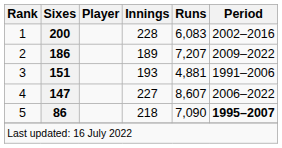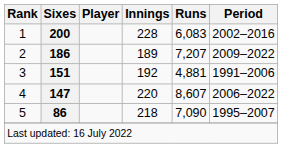(147, 73) 193 -> (147, 73) 192
(147, 93) 227 -> (147, 93) 220
(243, 113) bold -> (243, 113) normal
